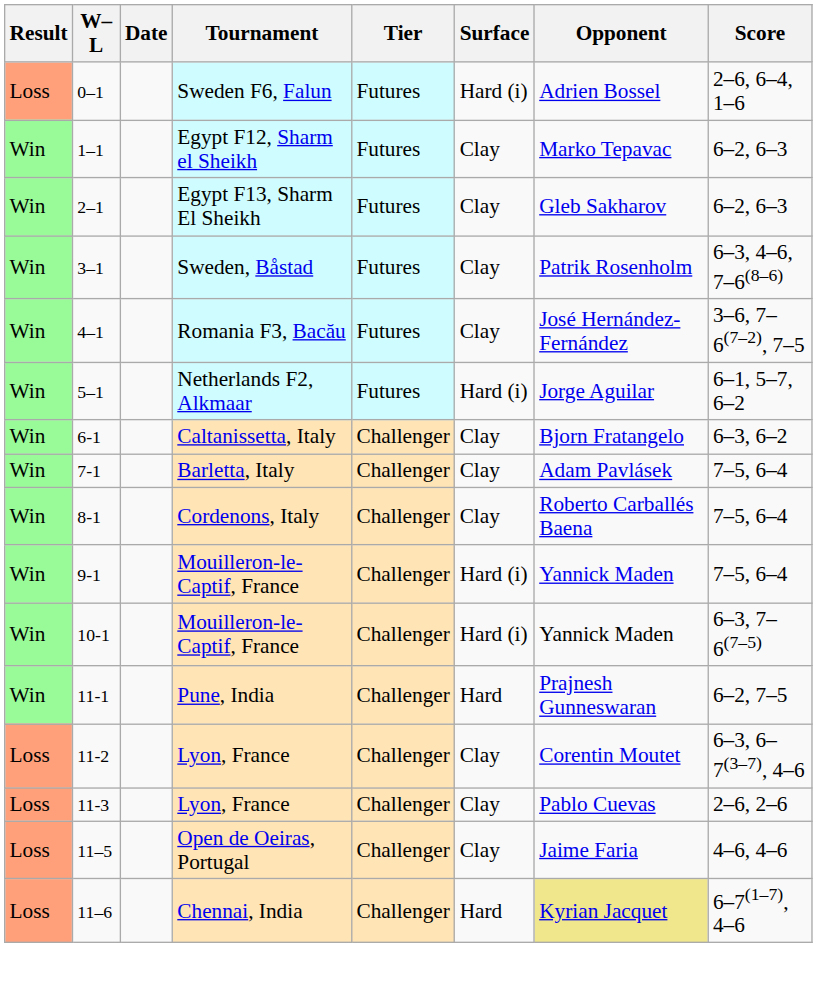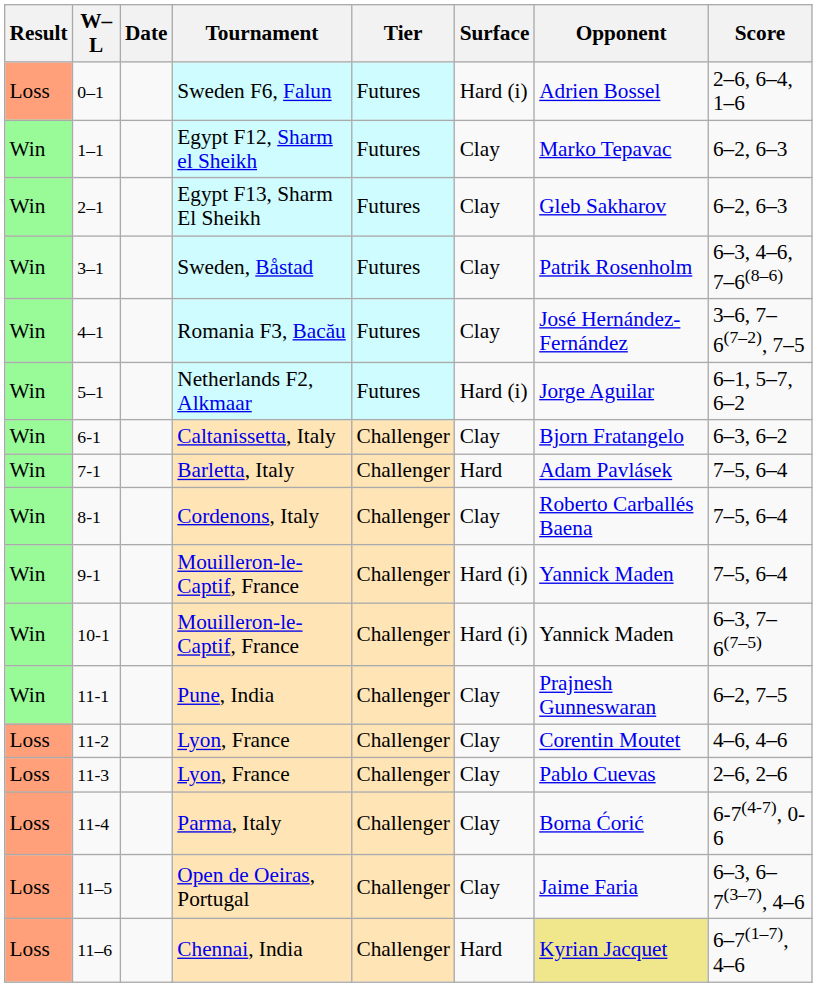(480, 470) Clay -> (481, 470) Hard
(481, 694) Hard -> (480, 694) Clay
(759, 755) 6–3, 6–7(3–7), 4–6 -> (750, 740) 4–6, 4–6
+ row: (93, 824)
(750, 849) 4–6, 4–6 -> (759, 886) 6–3, 6–7(3–7), 4–6
